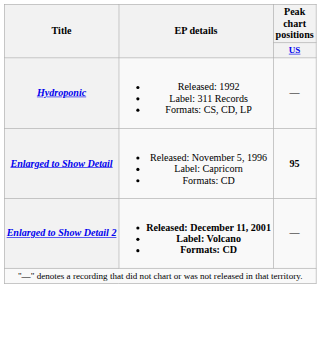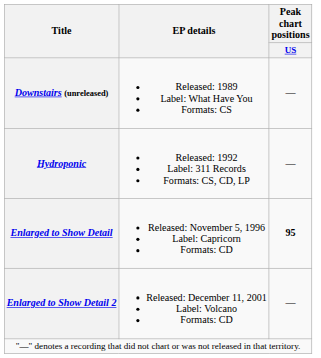+ row: (62, 93)
(196, 239) bold -> (194, 309) normal
